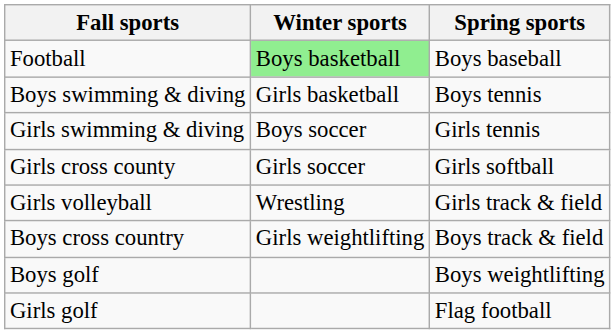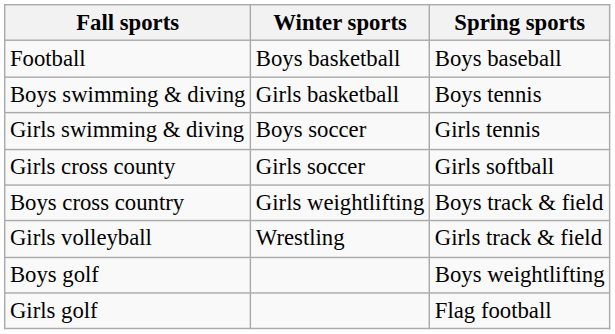(328, 58) lightgreen background -> (328, 58) no background
rows swapped: (97, 238) <-> (81, 202)
